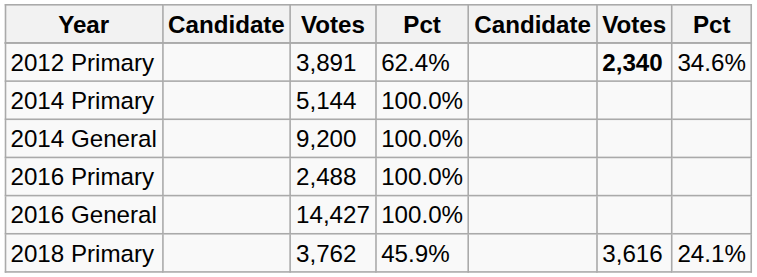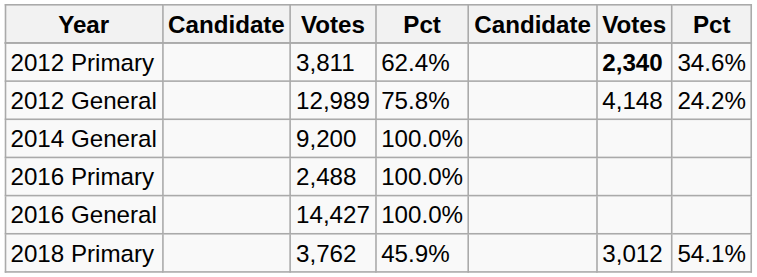(326, 62) 3,891 -> (325, 62) 3,811
+ row: (84, 100)
- row: (82, 100)
(632, 253) 3,616 -> (632, 253) 3,012
(712, 253) 24.1% -> (712, 253) 54.1%
